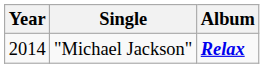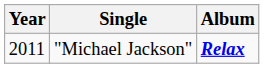(27, 48) 2014 -> (27, 48) 2011
